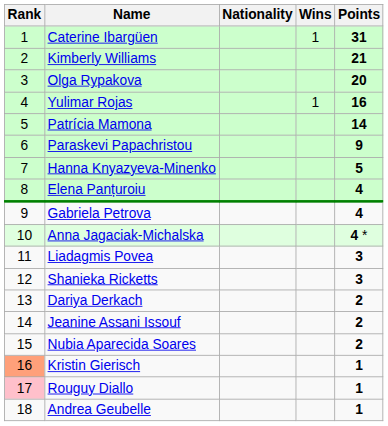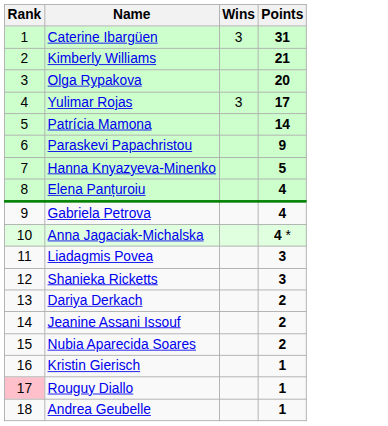- column: (257, 15)
(315, 37) 1 -> (239, 37) 3
(315, 102) 1 -> (239, 102) 3
(359, 102) 16 -> (282, 102) 17
(24, 366) lightsalmon background -> (24, 366) no background
